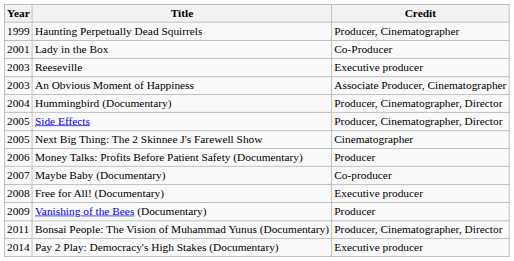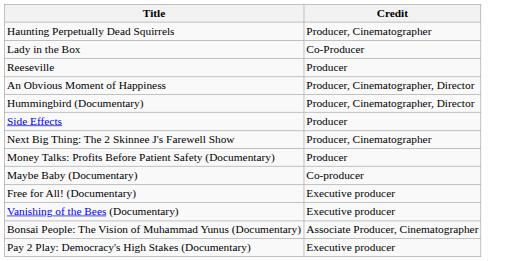- column: (18, 13)
(379, 67) Executive producer -> (327, 67) Producer
(420, 85) Associate Producer, Cinematographer -> (390, 85) Producer, Cinematographer, Director
(418, 121) Producer, Cinematographer, Director -> (327, 121) Producer
(374, 139) Cinematographer -> (369, 139) Producer, Cinematographer
(355, 211) Producer -> (351, 211) Executive producer
(418, 229) Producer, Cinematographer, Director -> (392, 229) Associate Producer, Cinematographer
